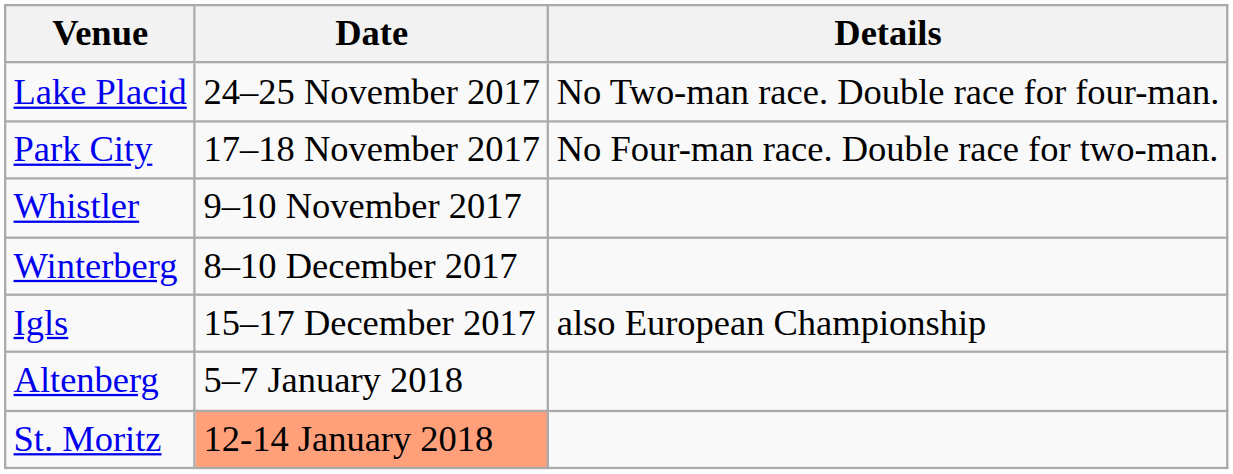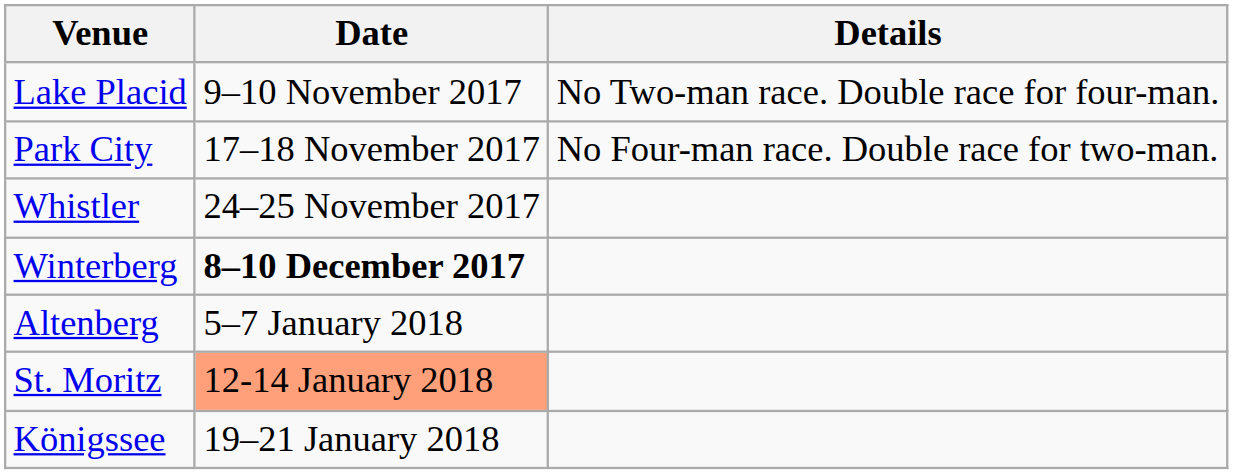(372, 91) 24–25 November 2017 -> (363, 91) 9–10 November 2017
(363, 206) 9–10 November 2017 -> (372, 206) 24–25 November 2017
(361, 264) normal -> (364, 264) bold
- row: (41, 322)
+ row: (90, 438)
